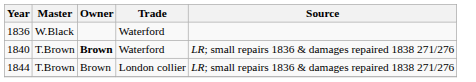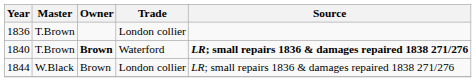(54, 31) W.Black -> (55, 31) T.Brown
(142, 31) Waterford -> (152, 31) London collier
(323, 49) normal -> (330, 49) bold
(55, 67) T.Brown -> (54, 67) W.Black
